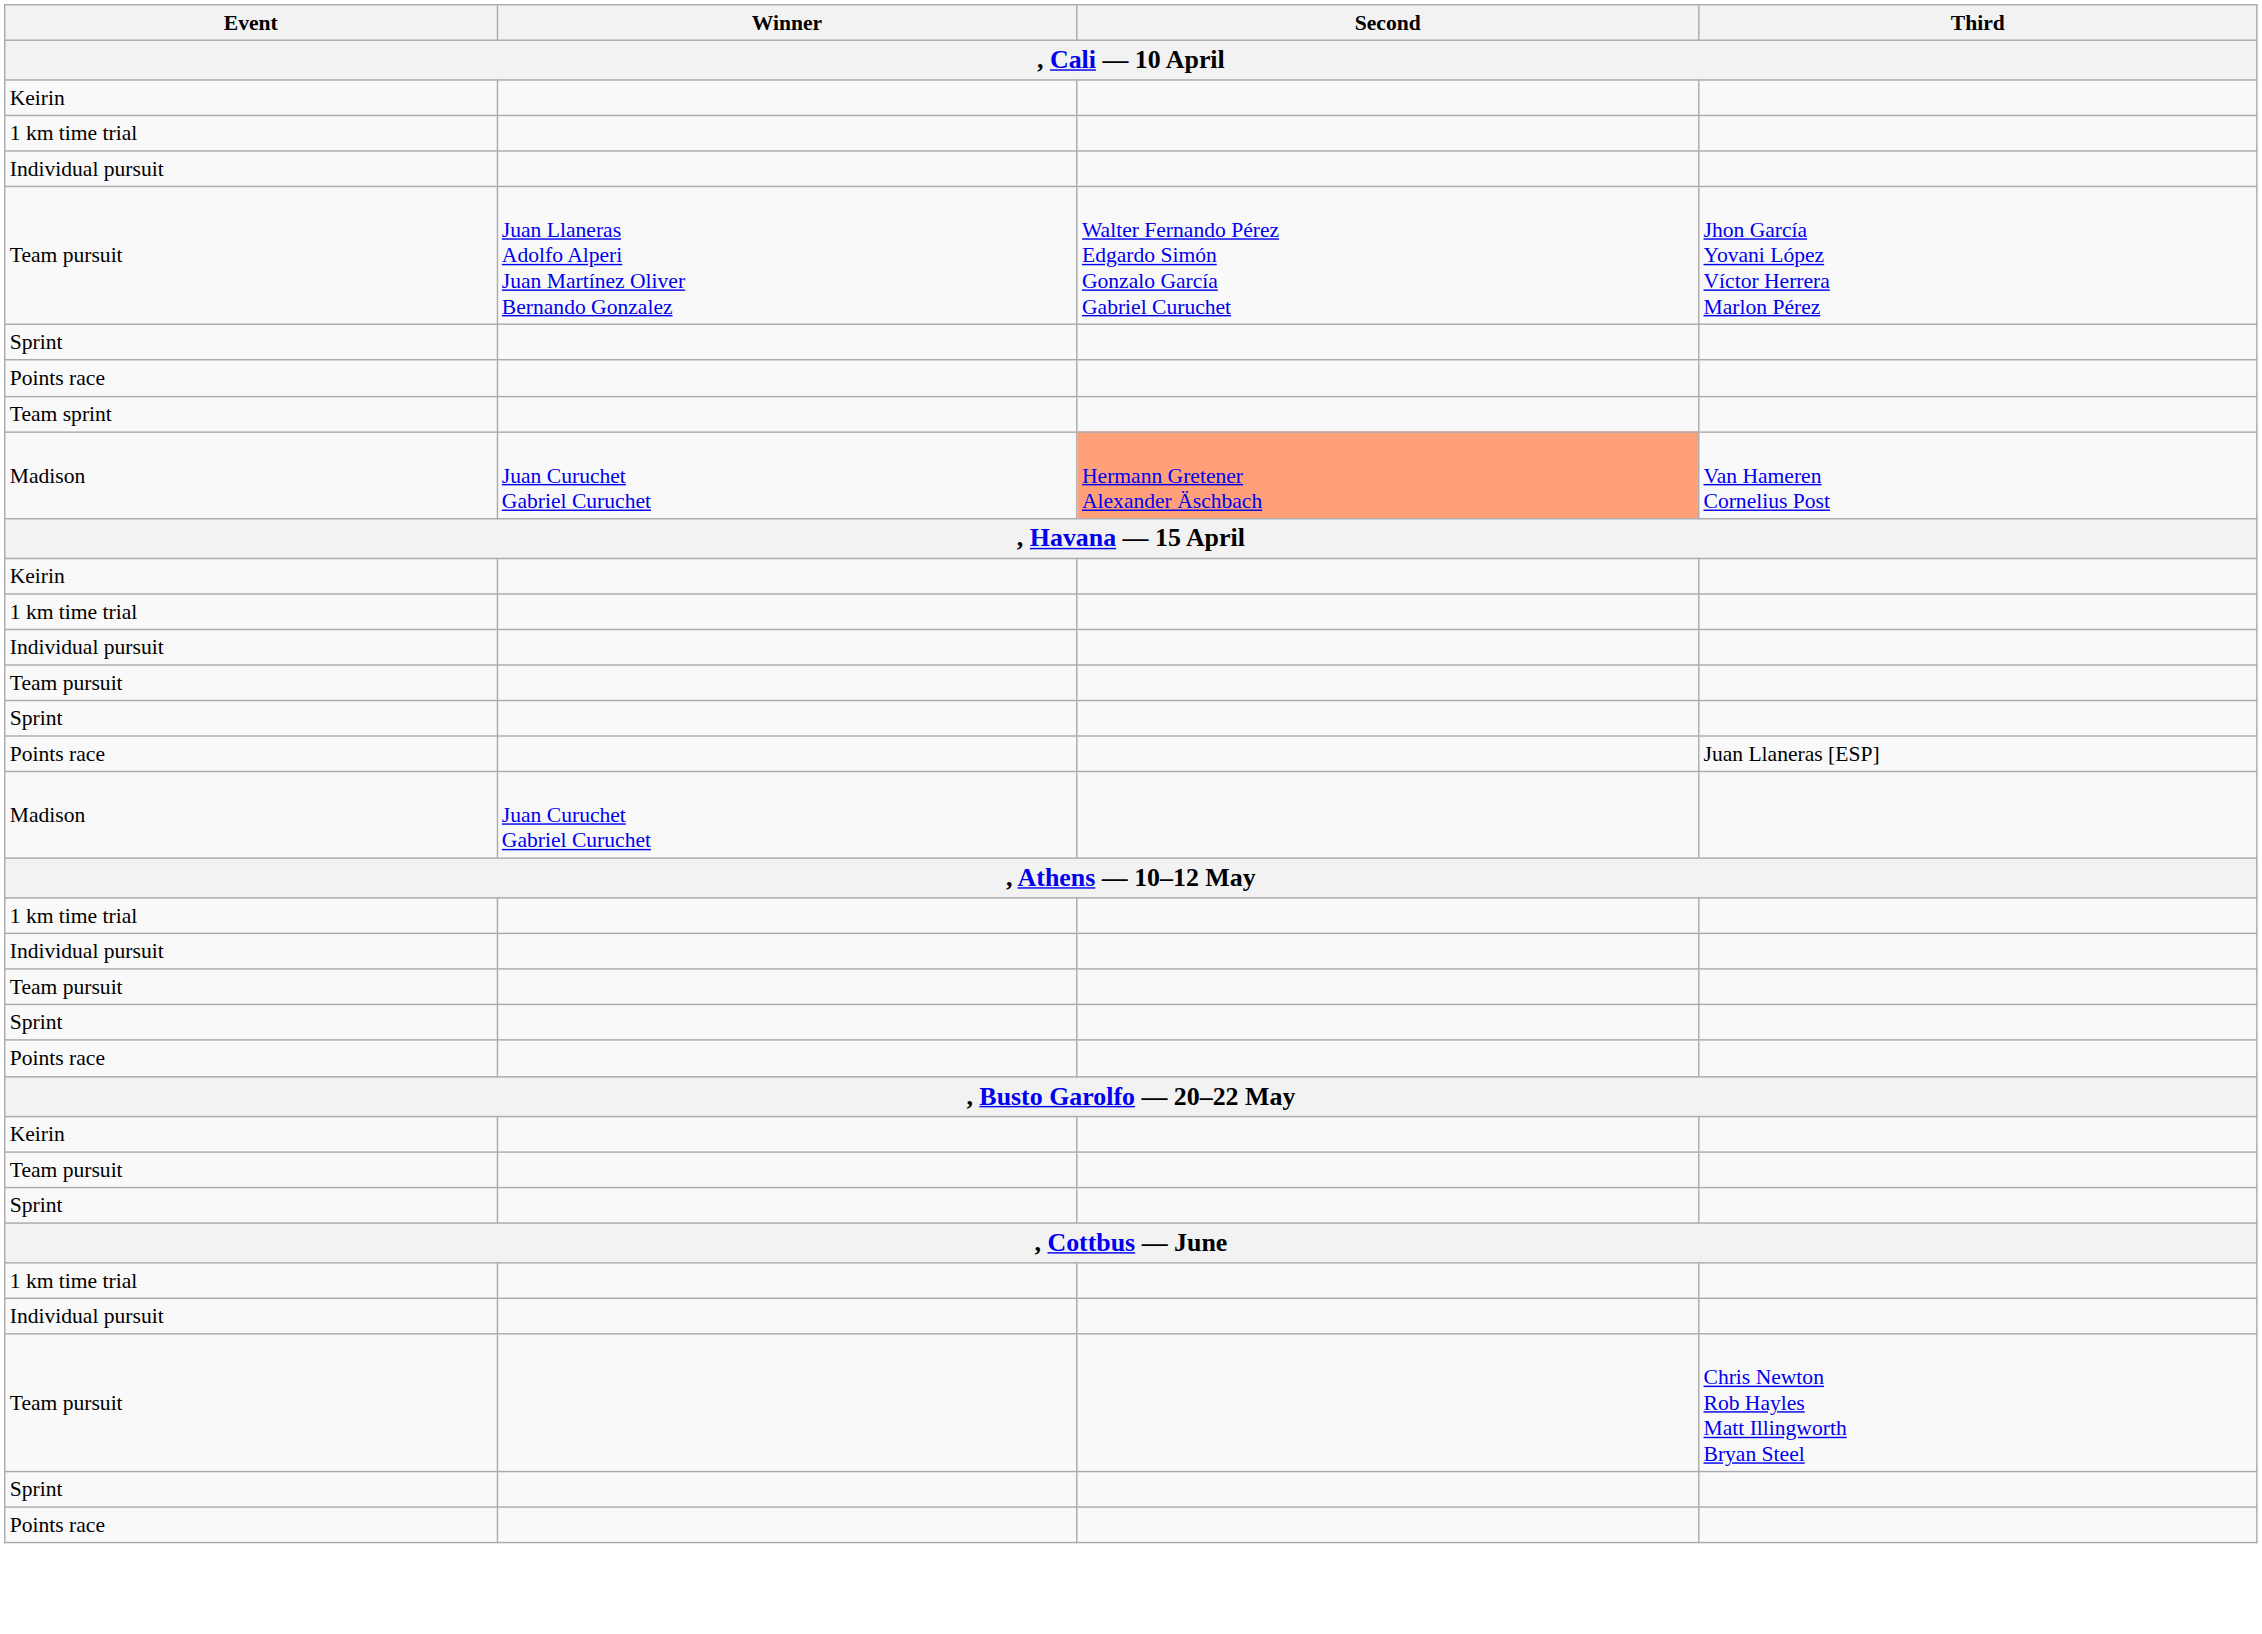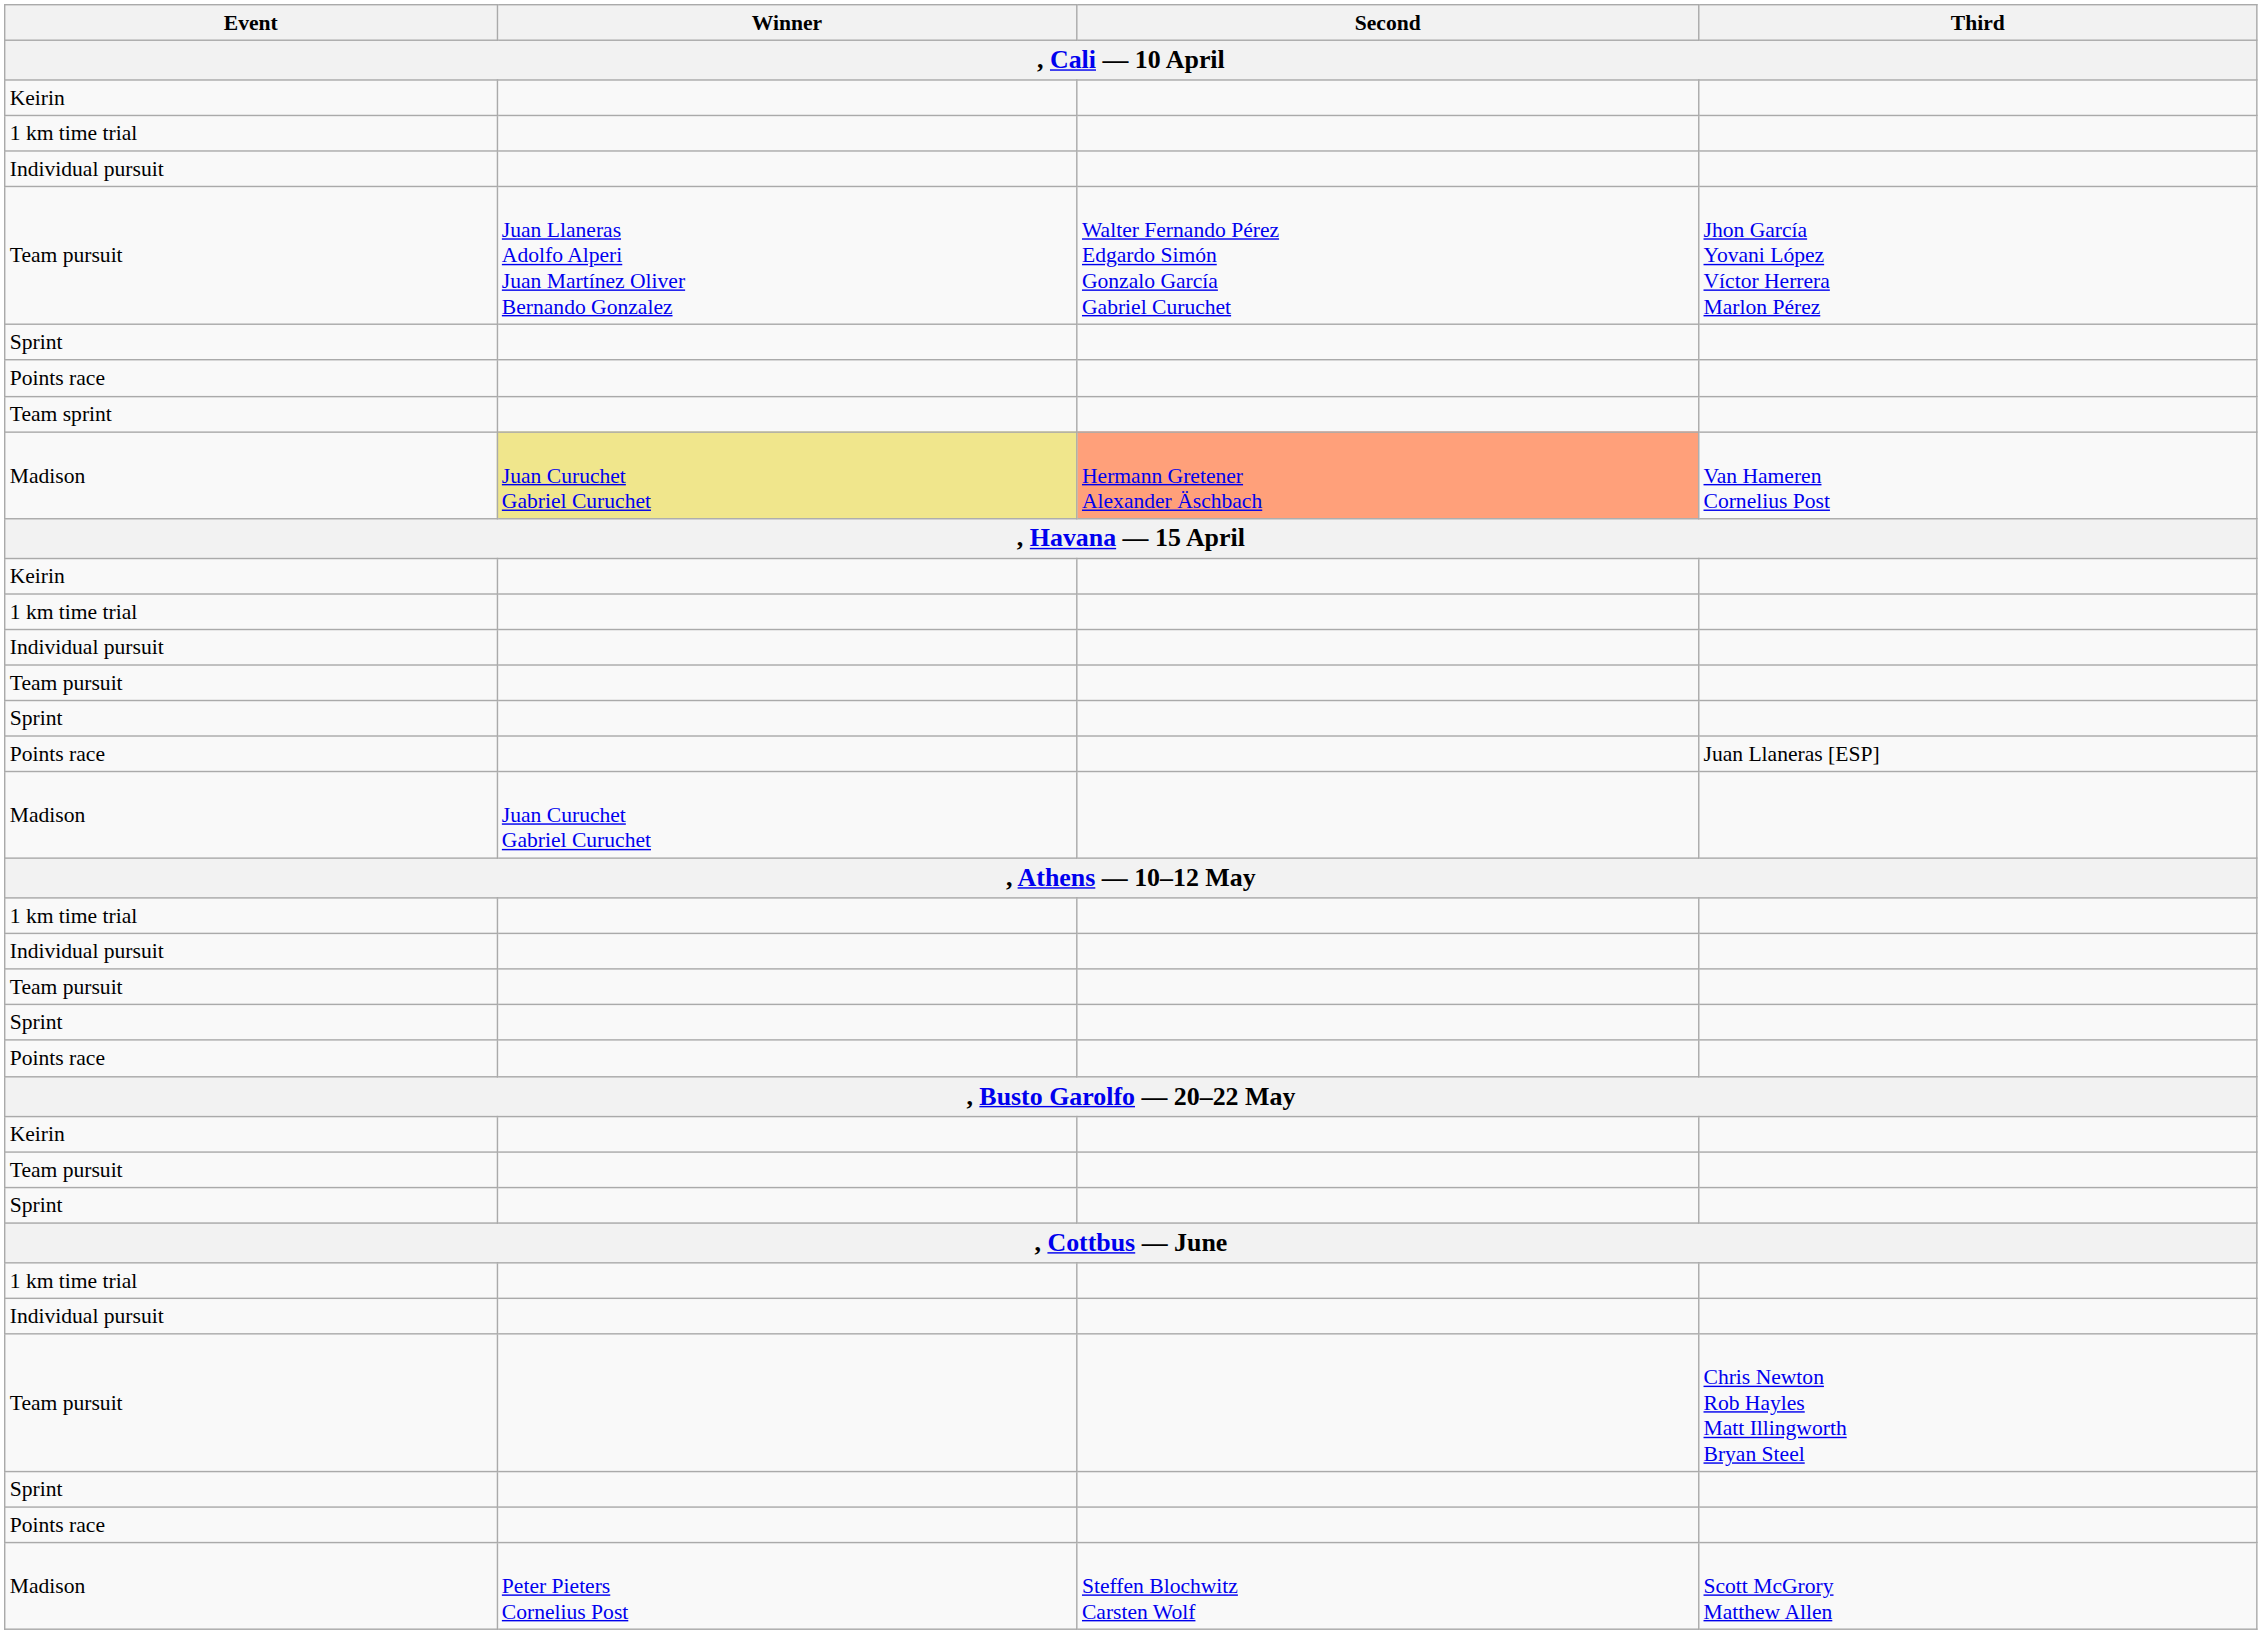(576, 487) no background -> (576, 487) khaki background
+ row: (47, 1586)
